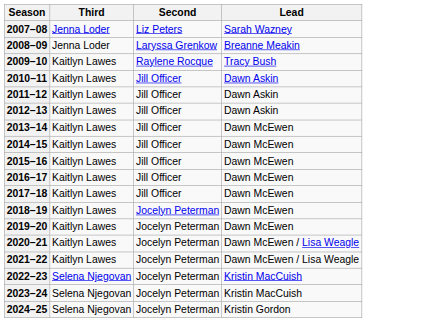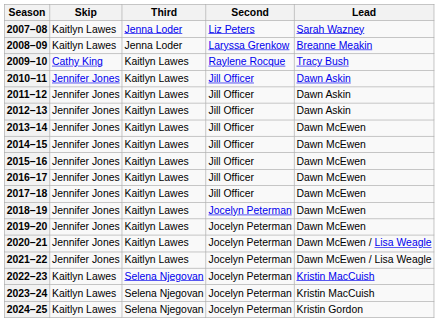+ column: (86, 12)
